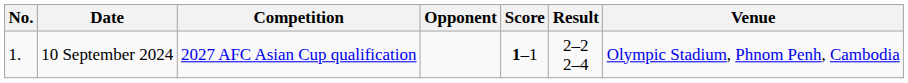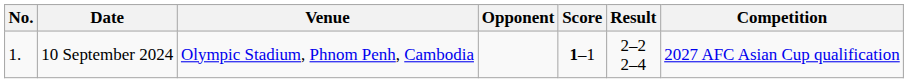columns swapped: (753, 17) <-> (299, 17)
